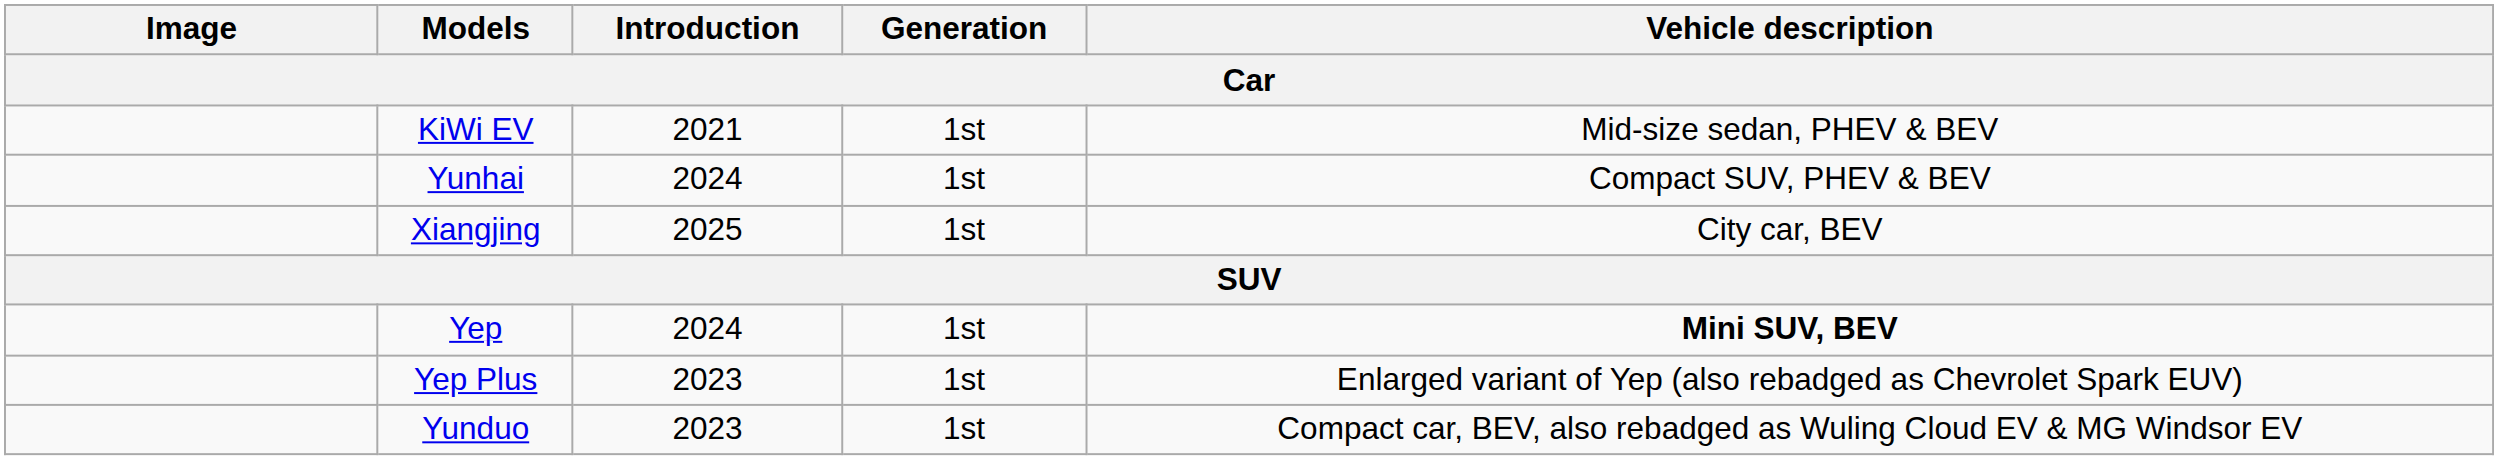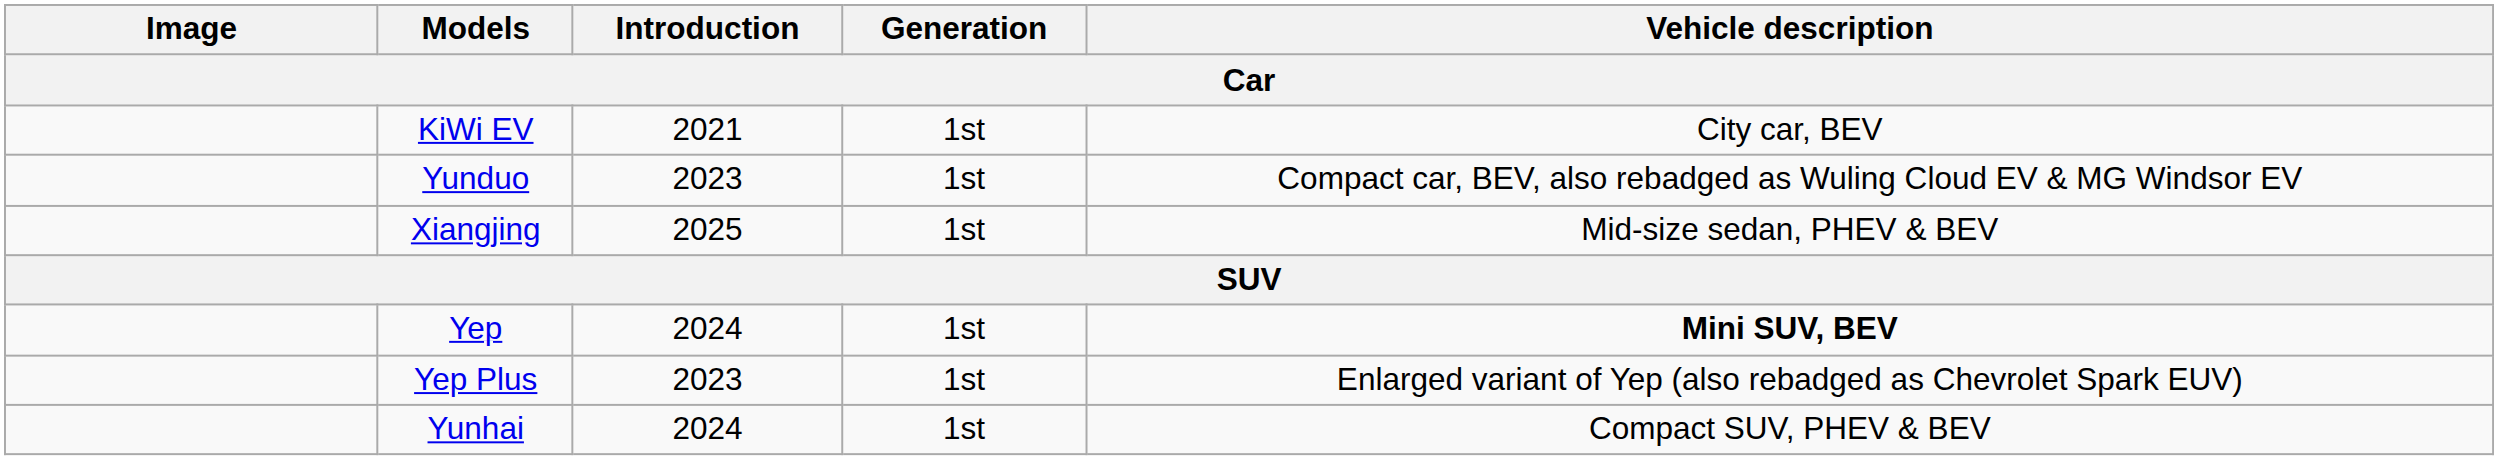(1790, 129) Mid-size sedan, PHEV & BEV -> (1790, 129) City car, BEV
rows swapped: (476, 429) <-> (476, 179)
(1790, 229) City car, BEV -> (1790, 229) Mid-size sedan, PHEV & BEV
